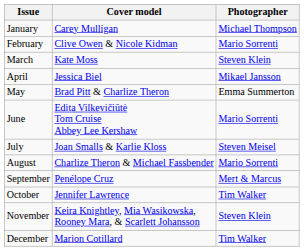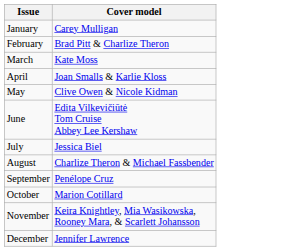- column: (258, 12)
(116, 44) Clive Owen & Nicole Kidman -> (112, 44) Brad Pitt & Charlize Theron
(78, 76) Jessica Biel -> (110, 76) Joan Smalls & Karlie Kloss
(112, 92) Brad Pitt & Charlize Theron -> (116, 92) Clive Owen & Nicole Kidman
(110, 147) Joan Smalls & Karlie Kloss -> (78, 147) Jessica Biel
(92, 195) Jennifer Lawrence -> (88, 195) Marion Cotillard
(88, 238) Marion Cotillard -> (92, 238) Jennifer Lawrence
